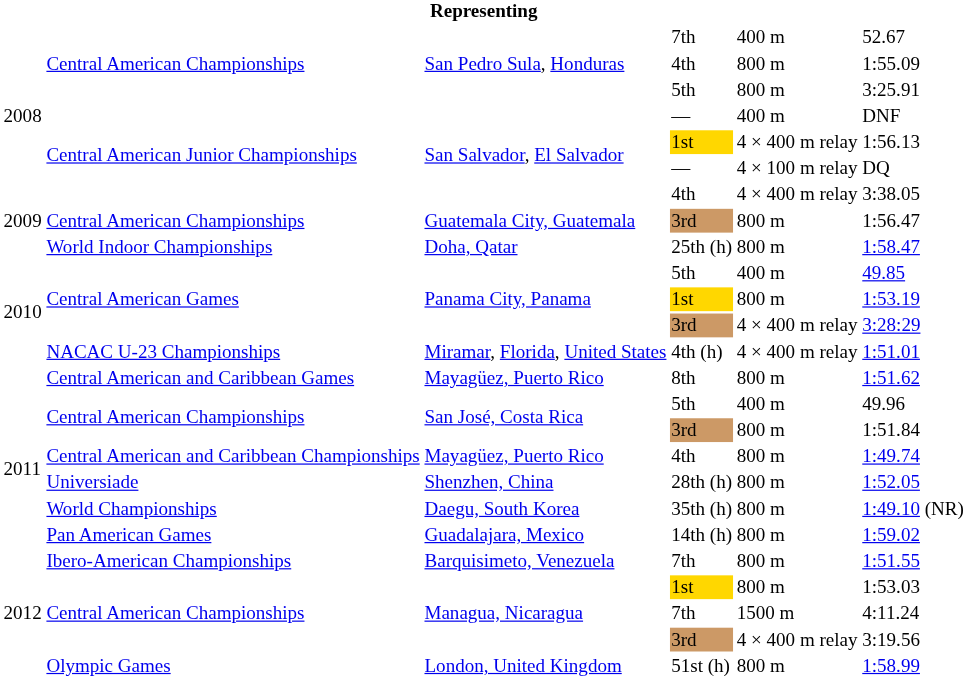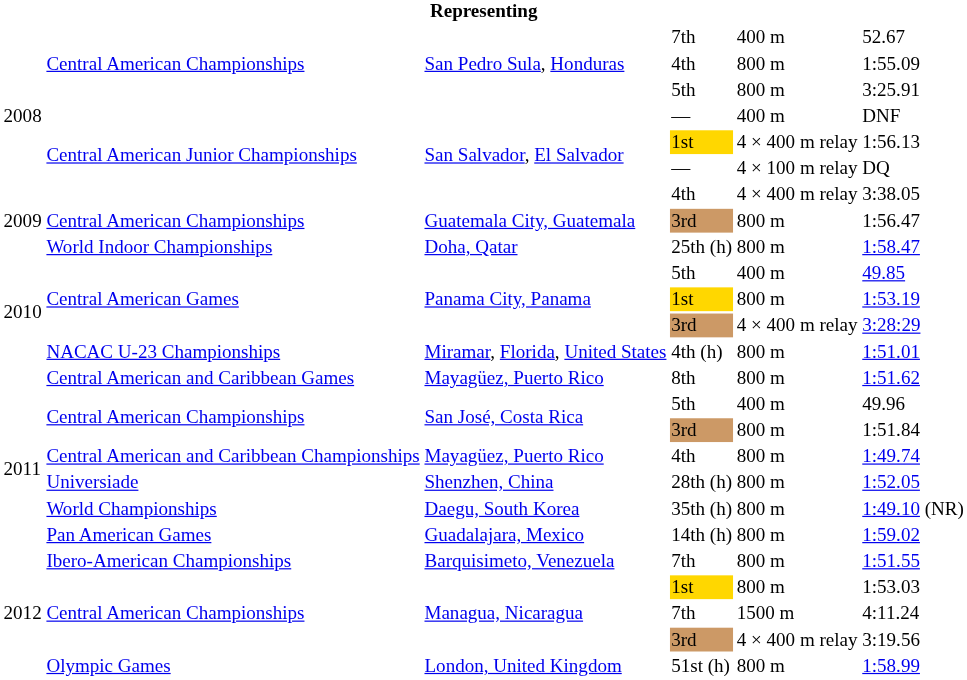(797, 351) 4 × 400 m relay -> (761, 351) 800 m
